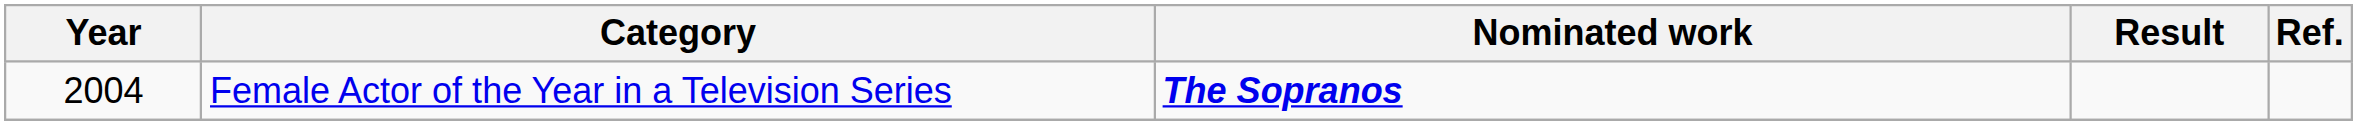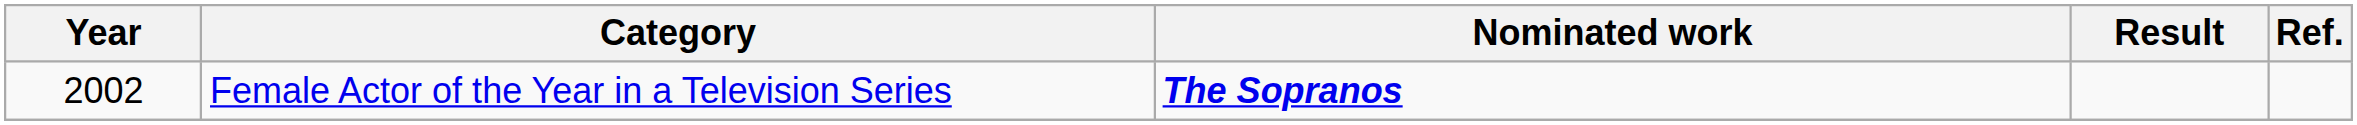(103, 90) 2004 -> (103, 90) 2002
